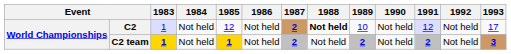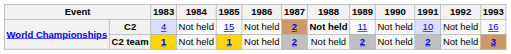(164, 27) 1 -> (164, 27) 4
(229, 27) 12 -> (229, 27) 15
(362, 27) 10 -> (362, 27) 11
(428, 27) 12 -> (428, 27) 10
(493, 27) 17 -> (493, 27) 16
